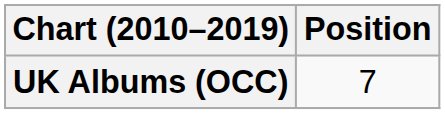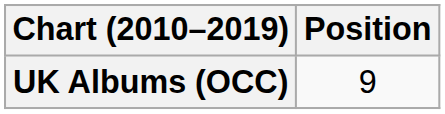(368, 81) 7 -> (368, 81) 9
